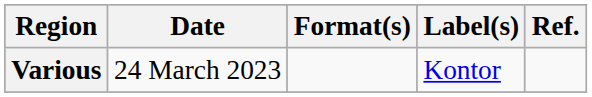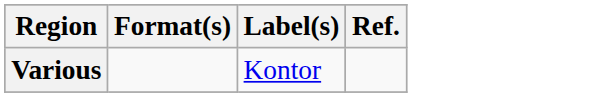- column: (198, 26)
